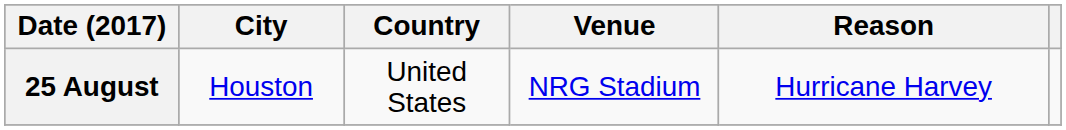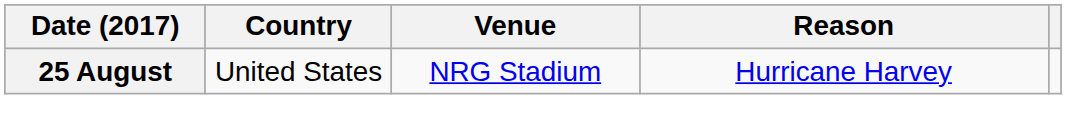- column: (261, 26)
